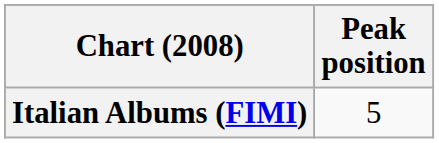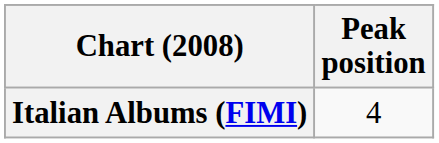(374, 112) 5 -> (374, 112) 4
